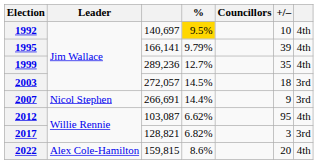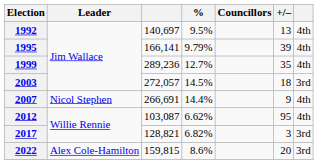(201, 30) gold background -> (201, 30) no background
(286, 30) 10 -> (286, 30) 13
(303, 99) 3rd -> (304, 99) 4th
(304, 151) 4th -> (303, 151) 3rd
